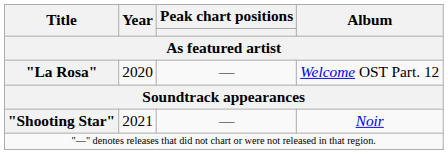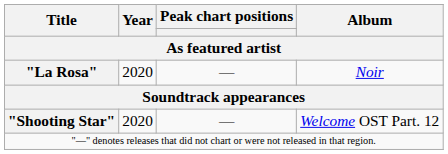(370, 72) Welcome OST Part. 12 -> (370, 72) Noir
(138, 121) 2021 -> (138, 121) 2020
(370, 121) Noir -> (370, 121) Welcome OST Part. 12
